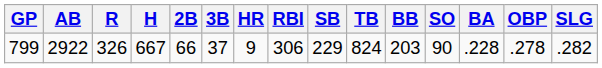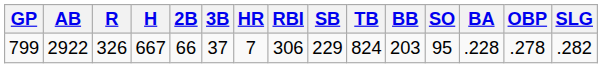(251, 47) 9 -> (251, 47) 7
(442, 47) 90 -> (442, 47) 95
